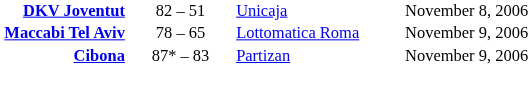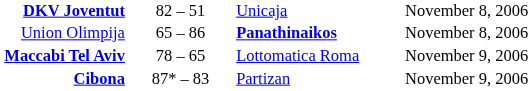+ row: (73, 33)
